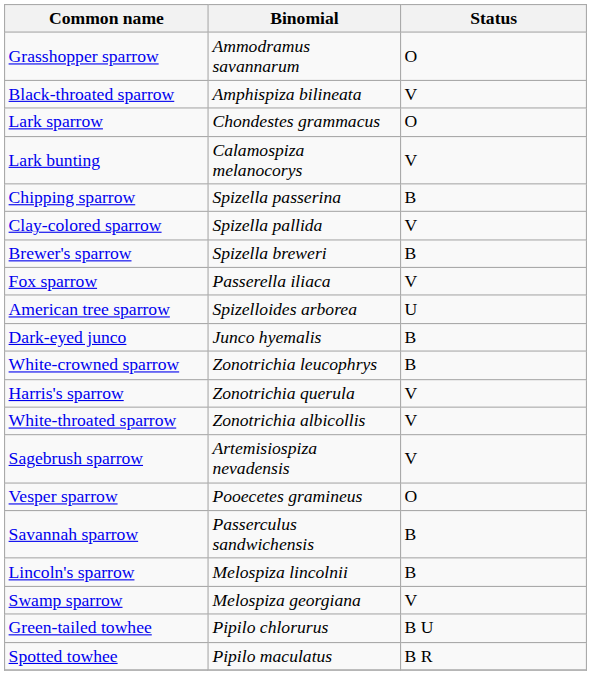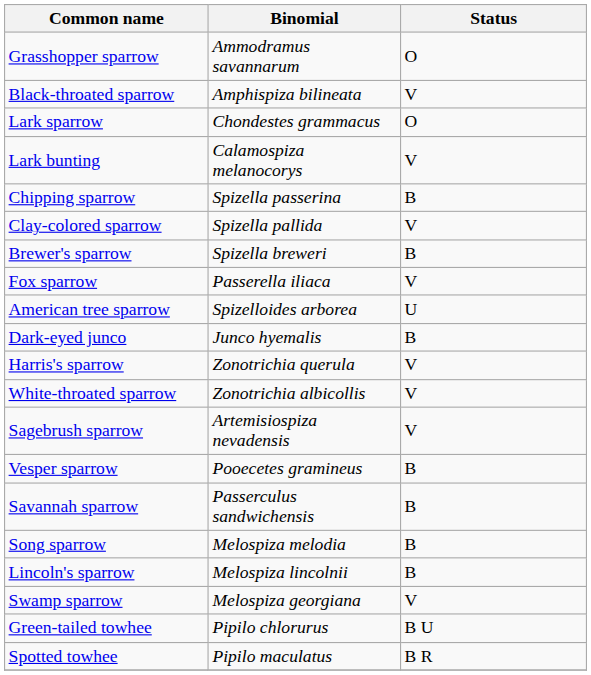- row: (94, 365)
(411, 496) O -> (410, 468) B
+ row: (57, 544)
